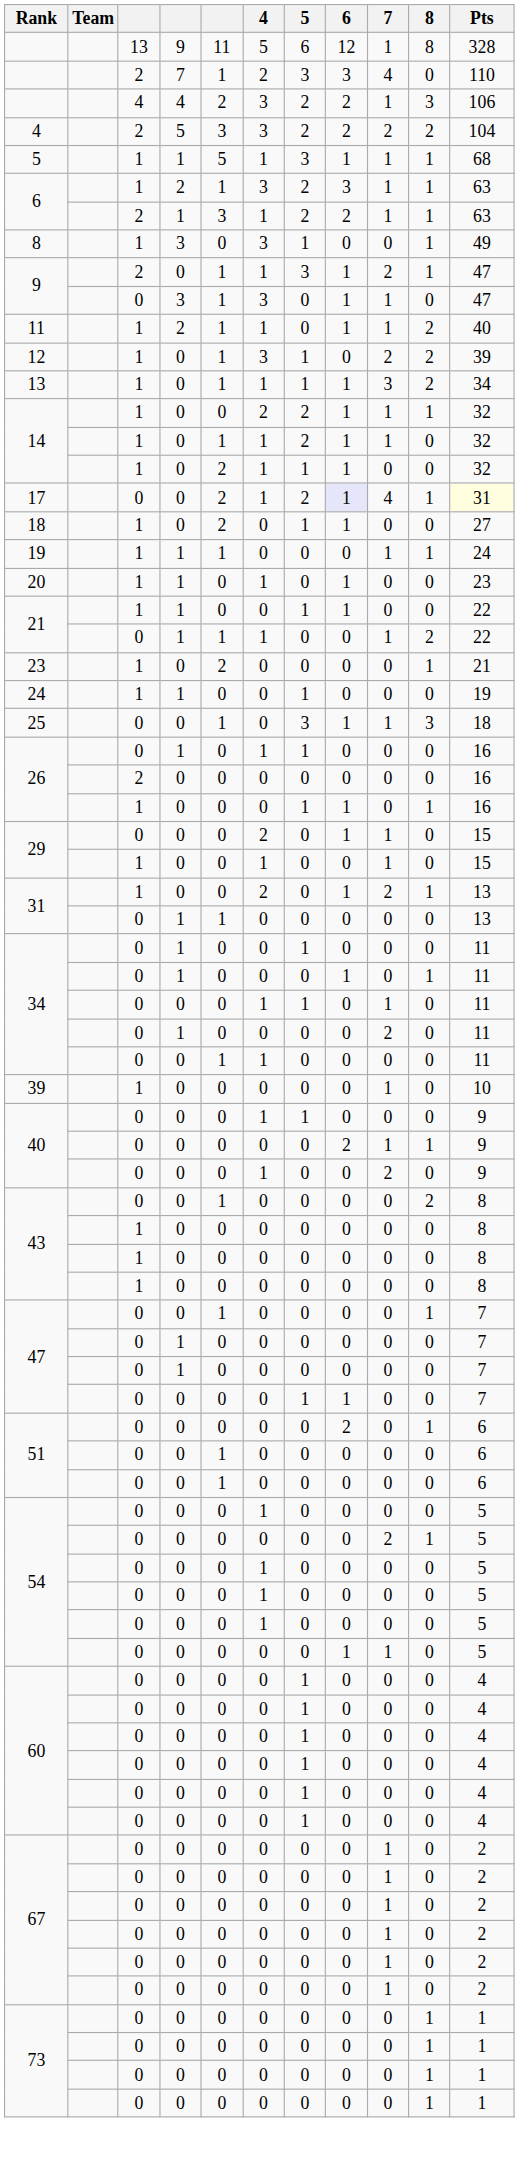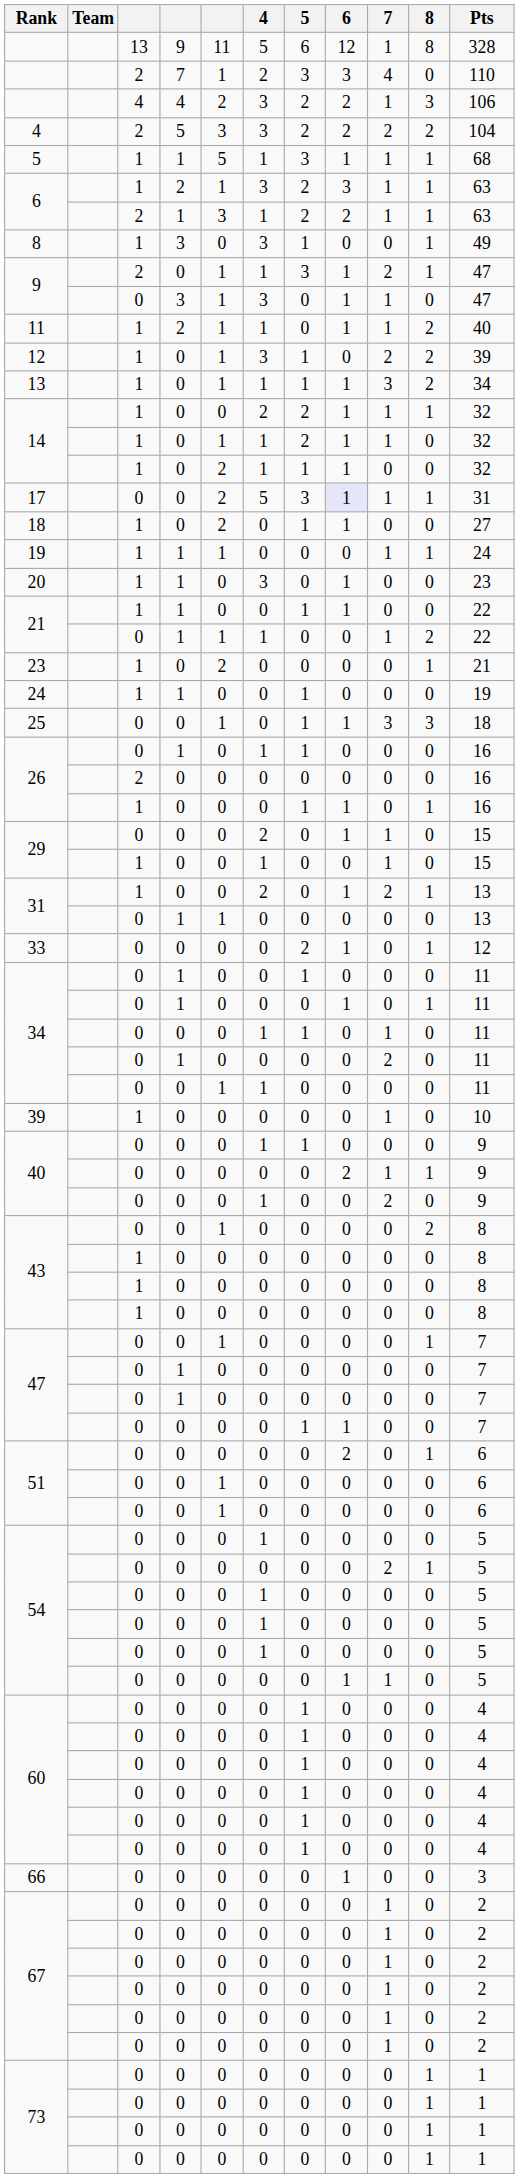(263, 497) 1 -> (263, 497) 5
(305, 497) 2 -> (305, 497) 3
(388, 497) 4 -> (388, 497) 1
(482, 497) lightyellow background -> (482, 497) no background
(263, 581) 1 -> (263, 581) 3
(305, 722) 3 -> (305, 722) 1
(388, 722) 1 -> (388, 722) 3
+ row: (36, 948)
+ row: (36, 1877)
